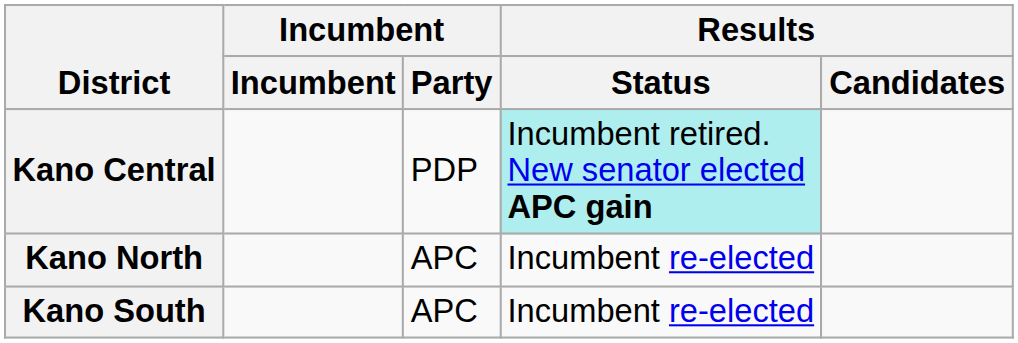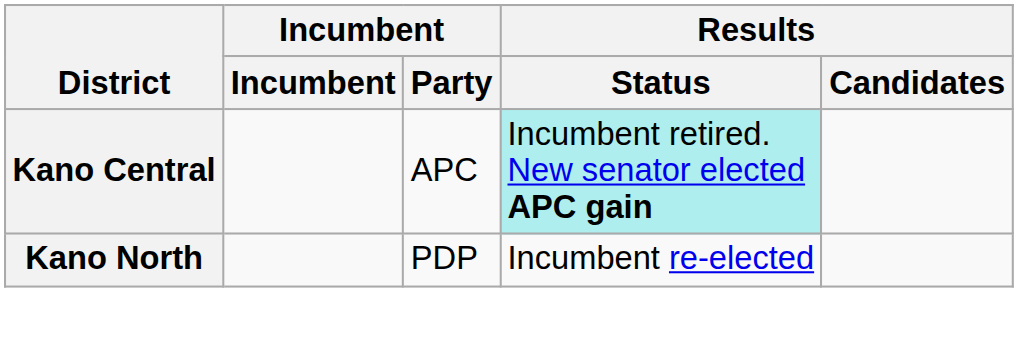(444, 170) PDP -> (444, 170) APC
(444, 259) APC -> (444, 259) PDP
- row: (114, 310)
